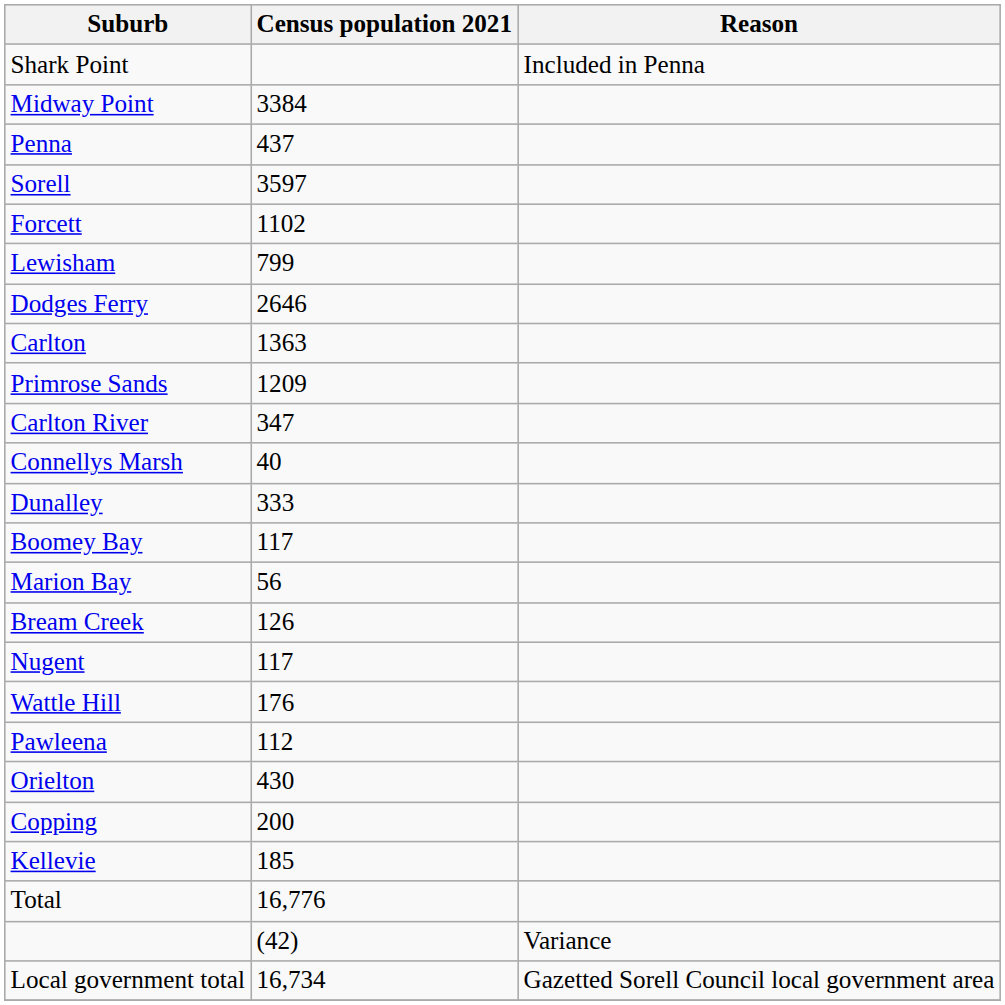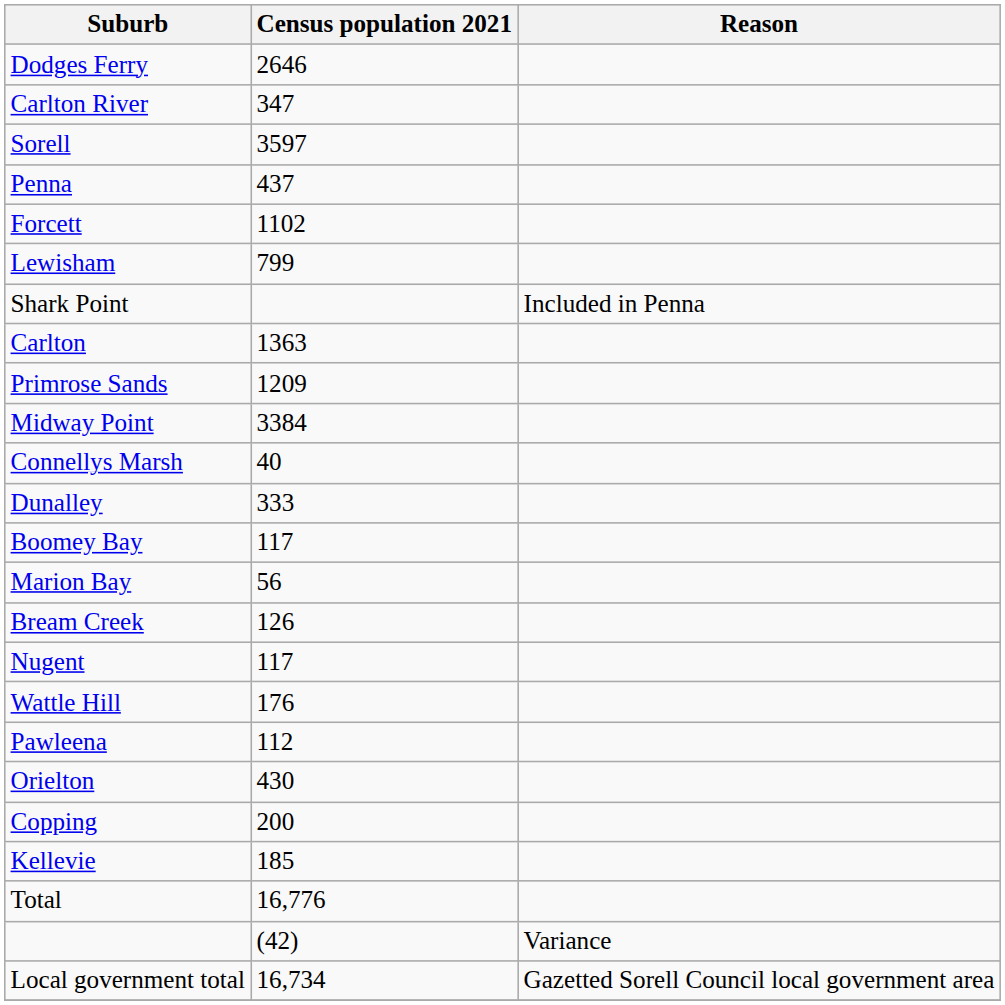rows swapped: (70, 64) <-> (79, 303)
rows swapped: (82, 104) <-> (79, 422)
rows swapped: (41, 143) <-> (41, 183)
